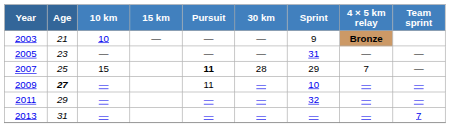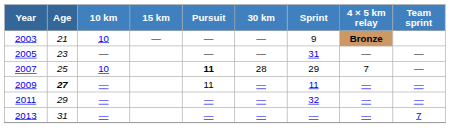(104, 69) 15 -> (104, 69) 10
(314, 85) 10 -> (314, 85) 11
